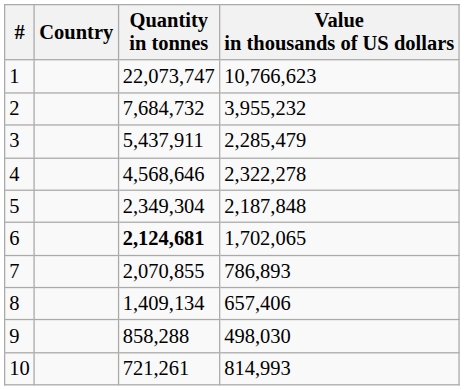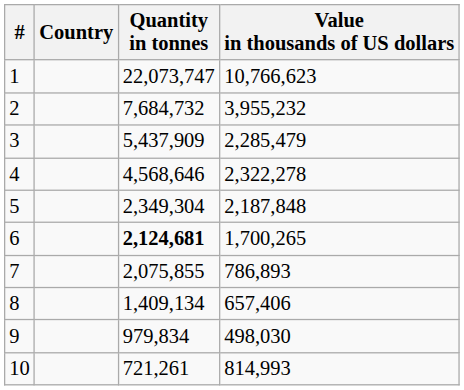(163, 141) 5,437,911 -> (164, 141) 5,437,909
(265, 238) 1,702,065 -> (265, 238) 1,700,265
(164, 271) 2,070,855 -> (164, 271) 2,075,855
(156, 336) 858,288 -> (156, 336) 979,834
